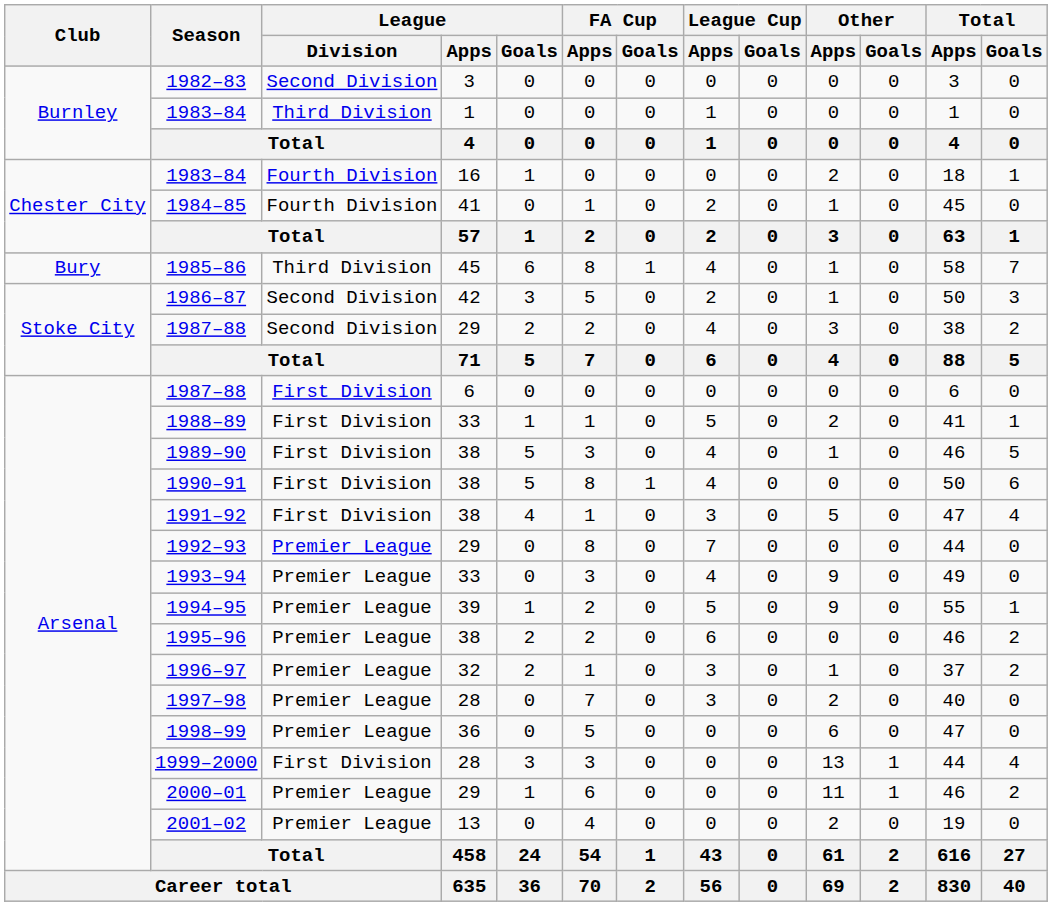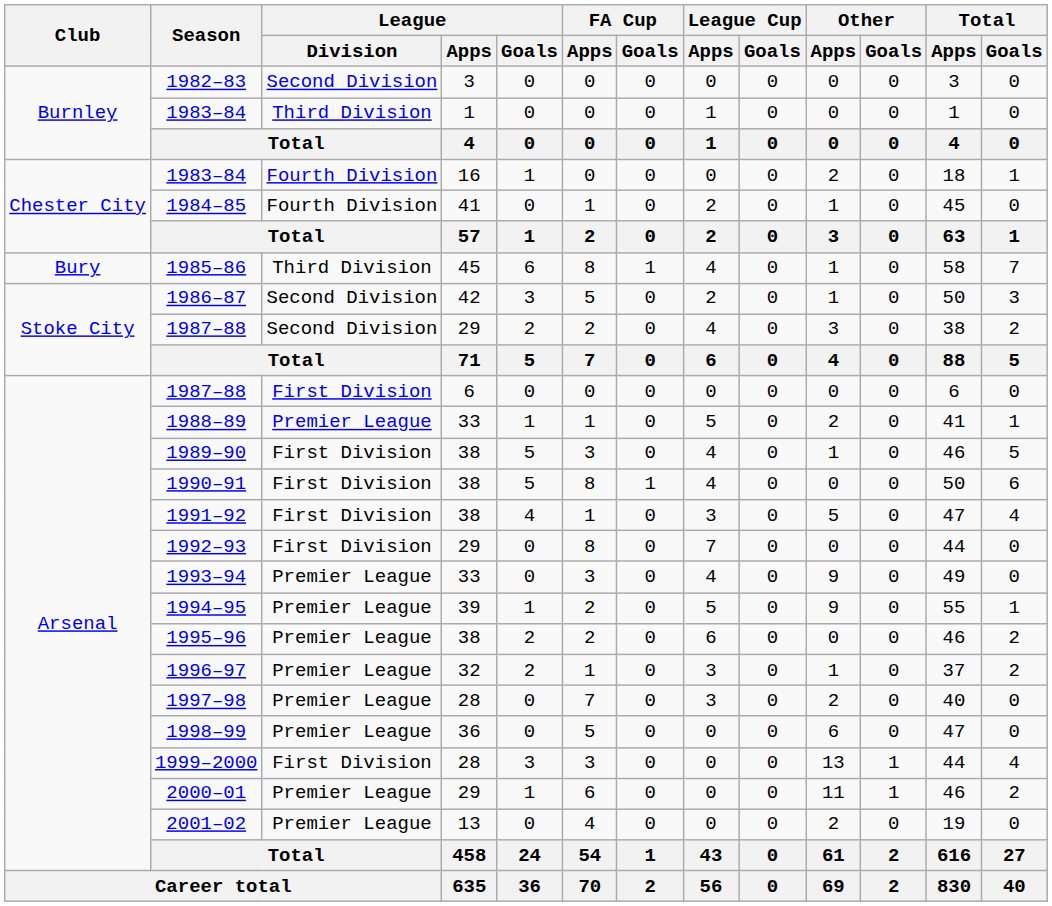(352, 422) First Division -> (352, 422) Premier League
(352, 546) Premier League -> (352, 546) First Division
